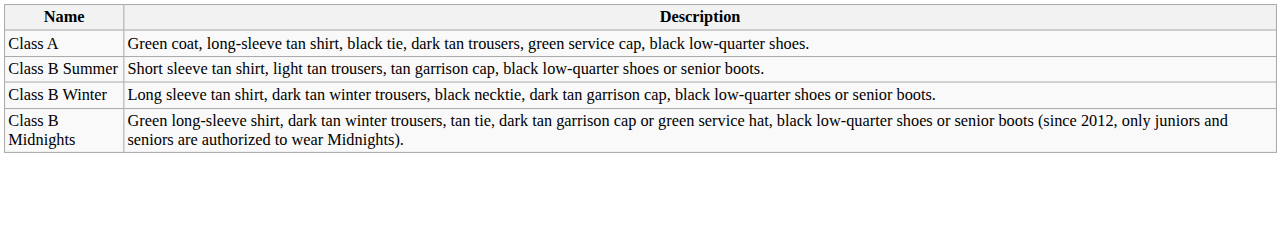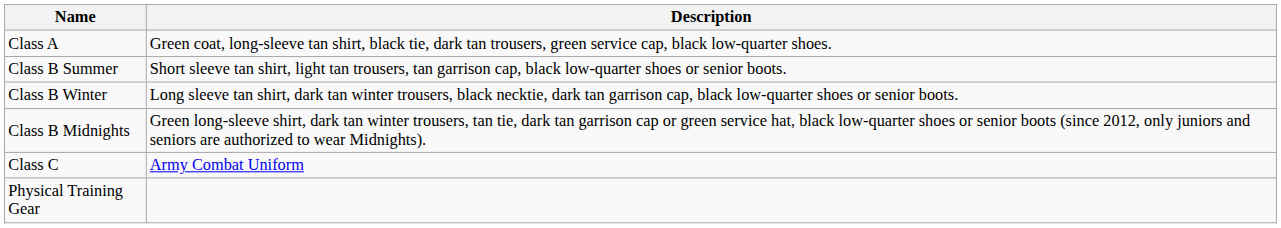+ row: (33, 165)
+ row: (66, 200)
